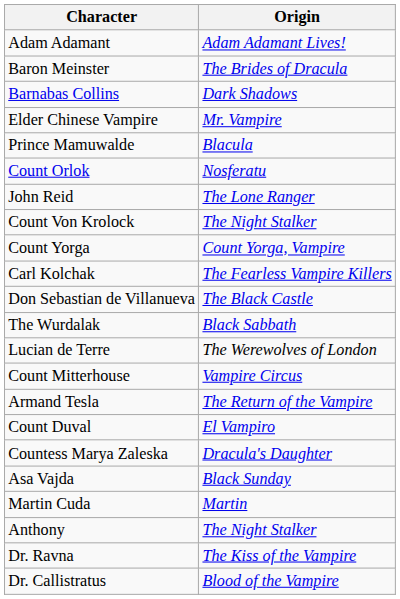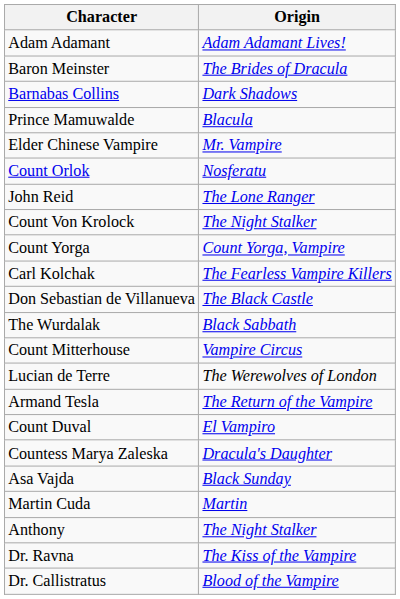rows swapped: (83, 119) <-> (71, 145)
rows swapped: (59, 350) <-> (69, 376)
